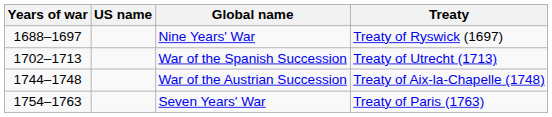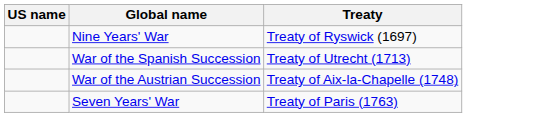- column: (48, 15)
